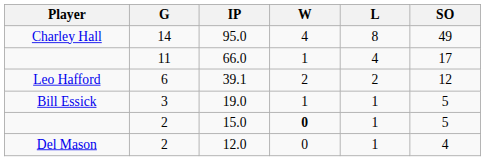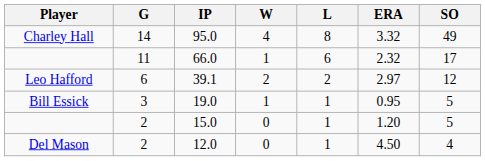+ column: (388, 15)
(375, 58) 4 -> (327, 58) 6
(305, 123) bold -> (266, 123) normal
